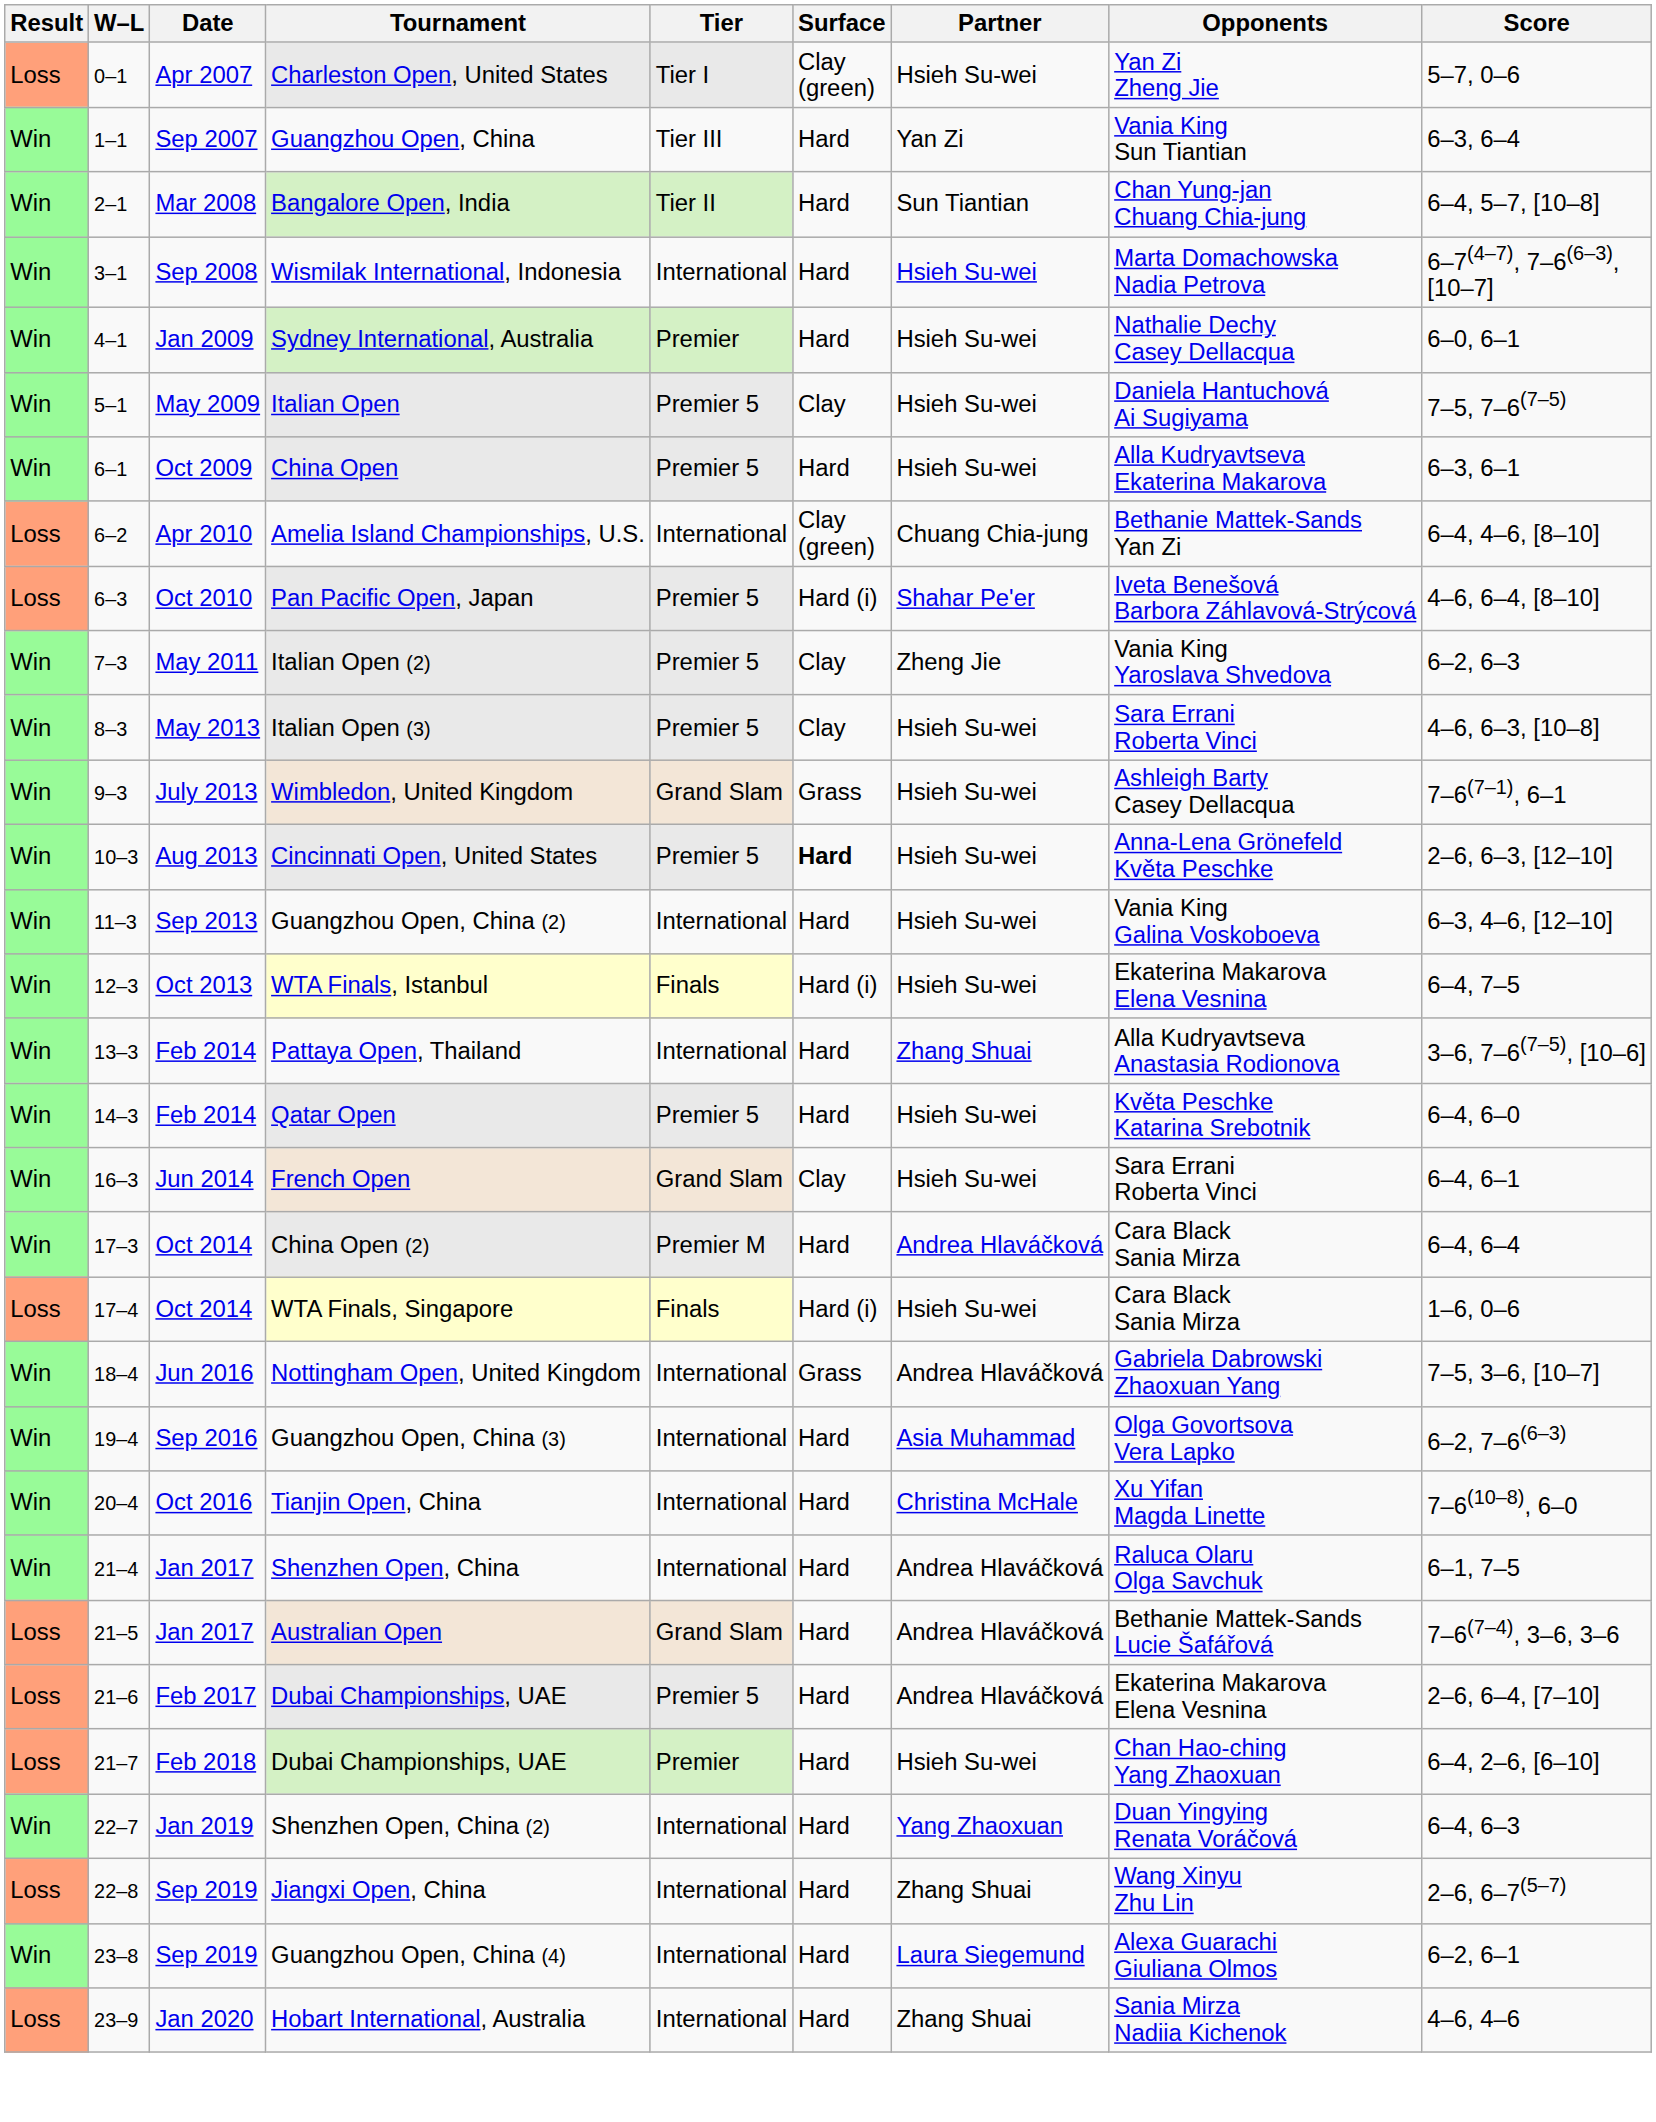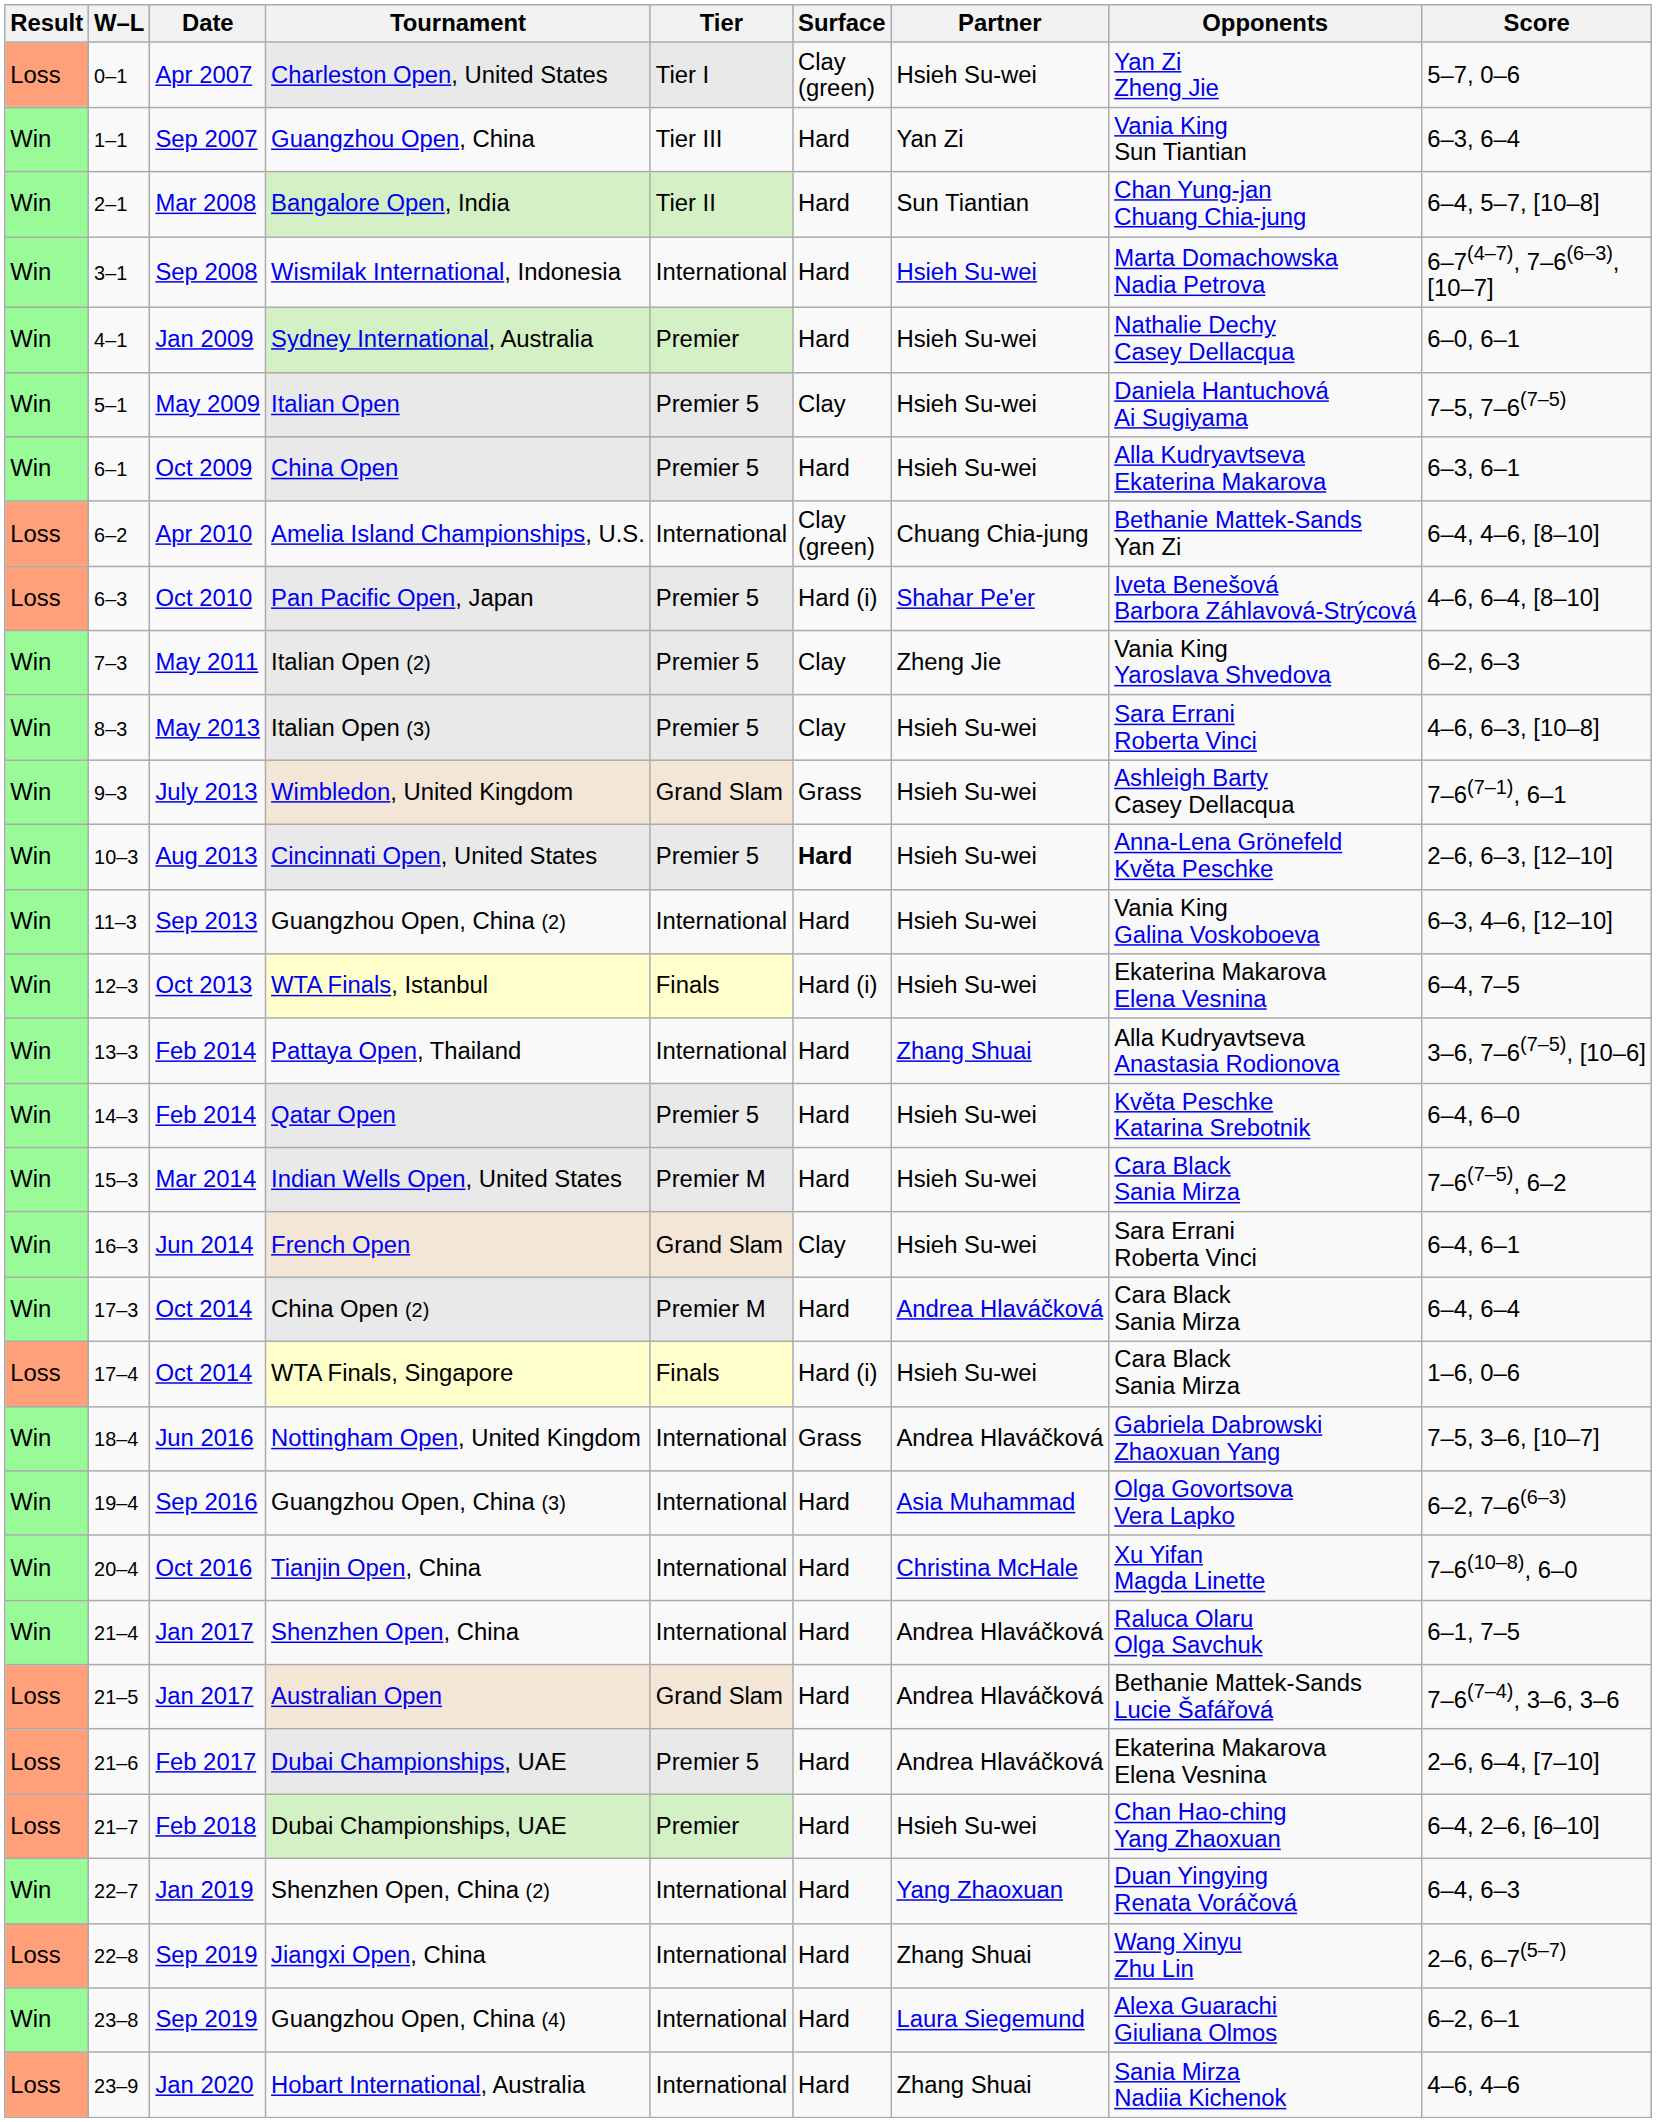+ row: (116, 1181)
